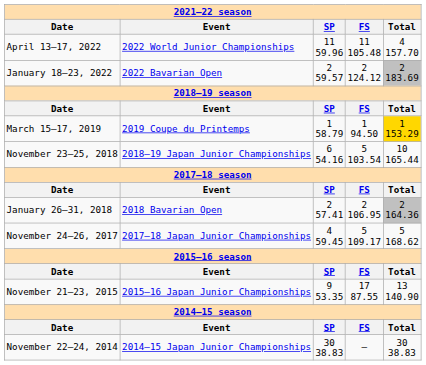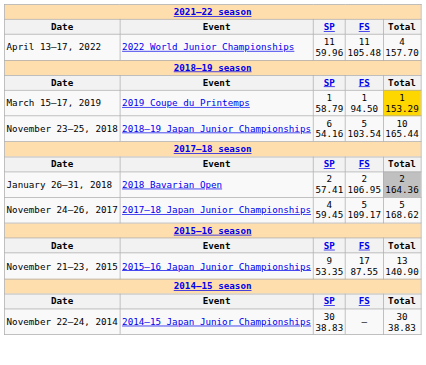- row: (59, 73)
